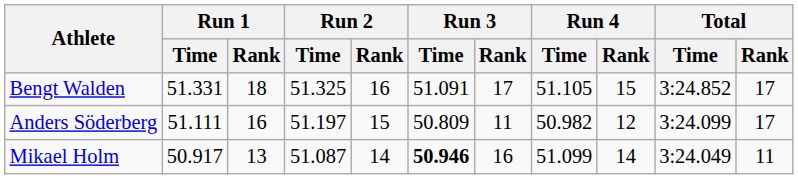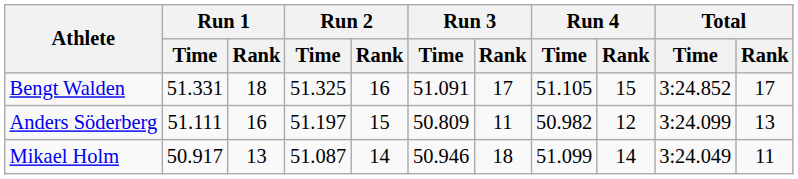(765, 122) 17 -> (765, 122) 13
(441, 156) bold -> (441, 156) normal
(503, 156) 16 -> (503, 156) 18
